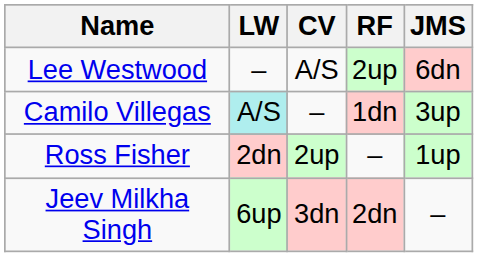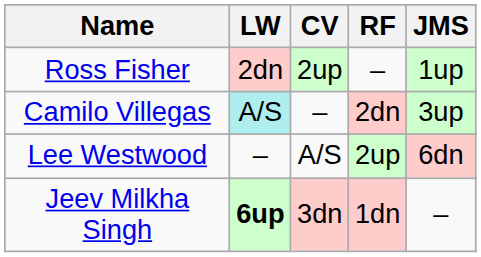rows swapped: (117, 69) <-> (117, 155)
(375, 112) 1dn -> (378, 112) 2dn
(259, 213) normal -> (260, 213) bold
(375, 213) 2dn -> (378, 213) 1dn
